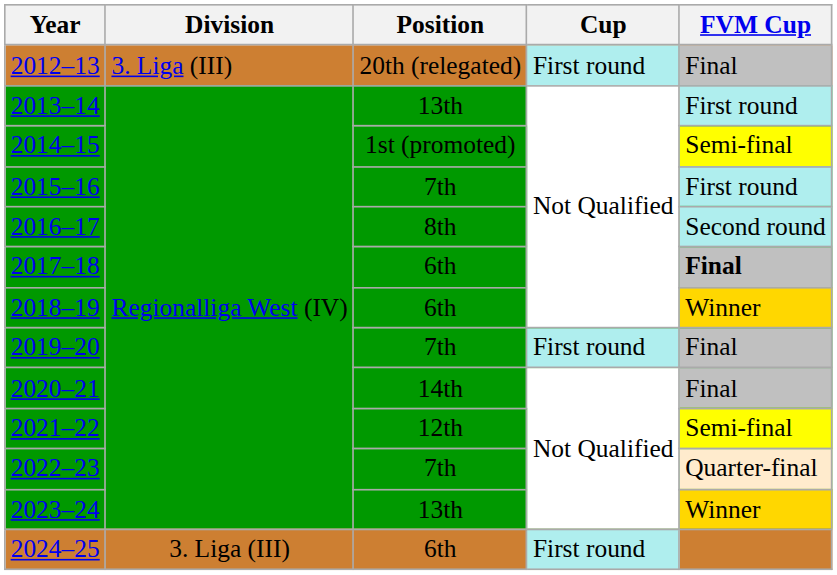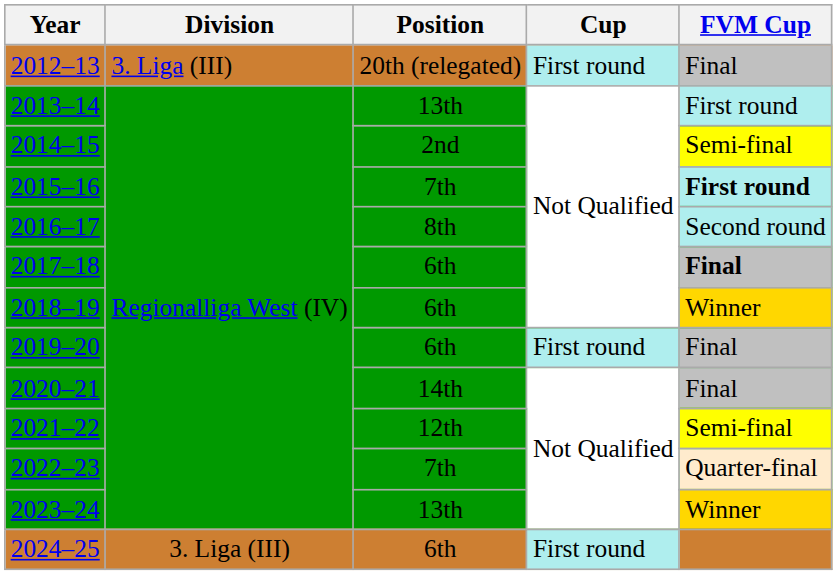(440, 145) 1st (promoted) -> (440, 145) 2nd
(741, 186) normal -> (748, 186) bold
(440, 347) 7th -> (440, 347) 6th
